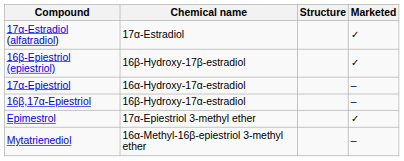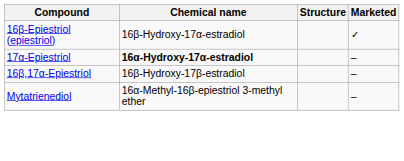- row: (37, 35)
(184, 63) 16β-Hydroxy-17β-estradiol -> (183, 35) 16β-Hydroxy-17α-estradiol
(184, 85) normal -> (187, 57) bold
(184, 102) 16β-Hydroxy-17α-estradiol -> (183, 73) 16β-Hydroxy-17β-estradiol
- row: (31, 118)
